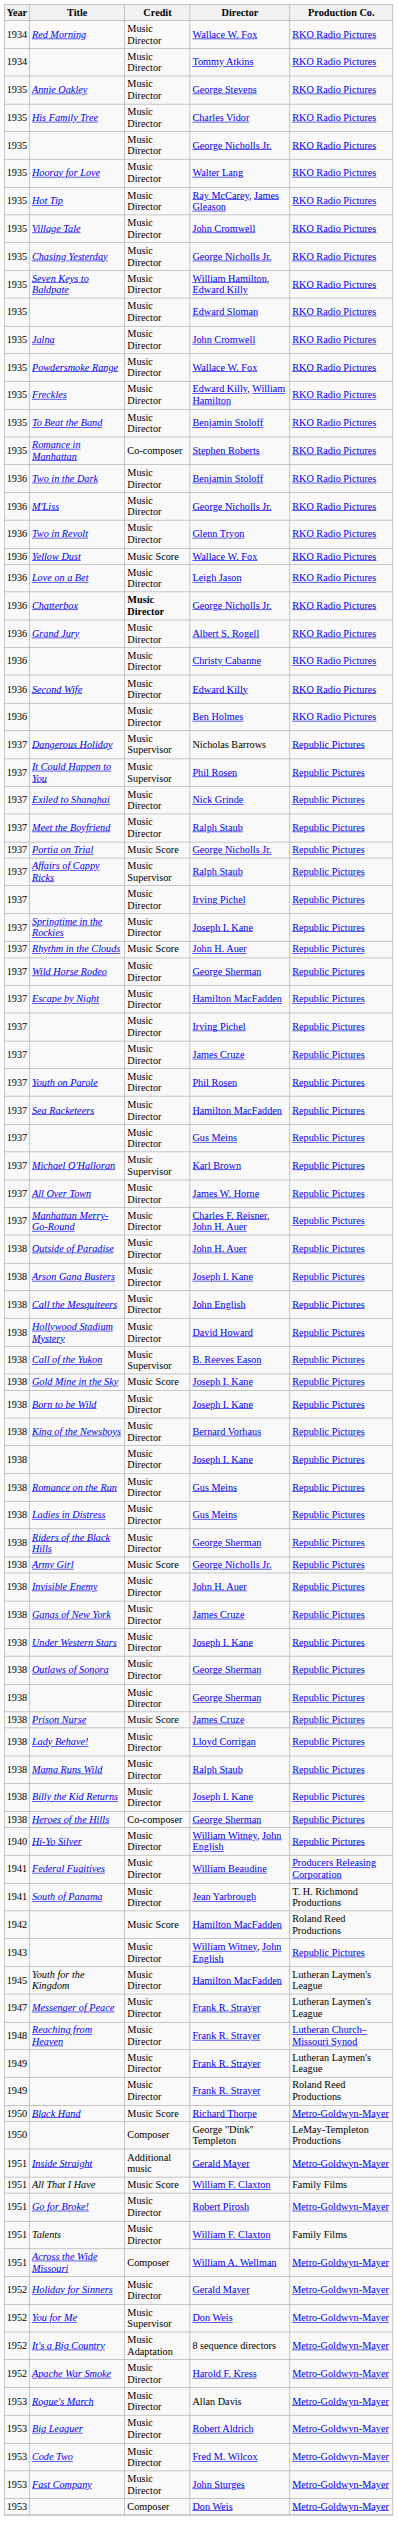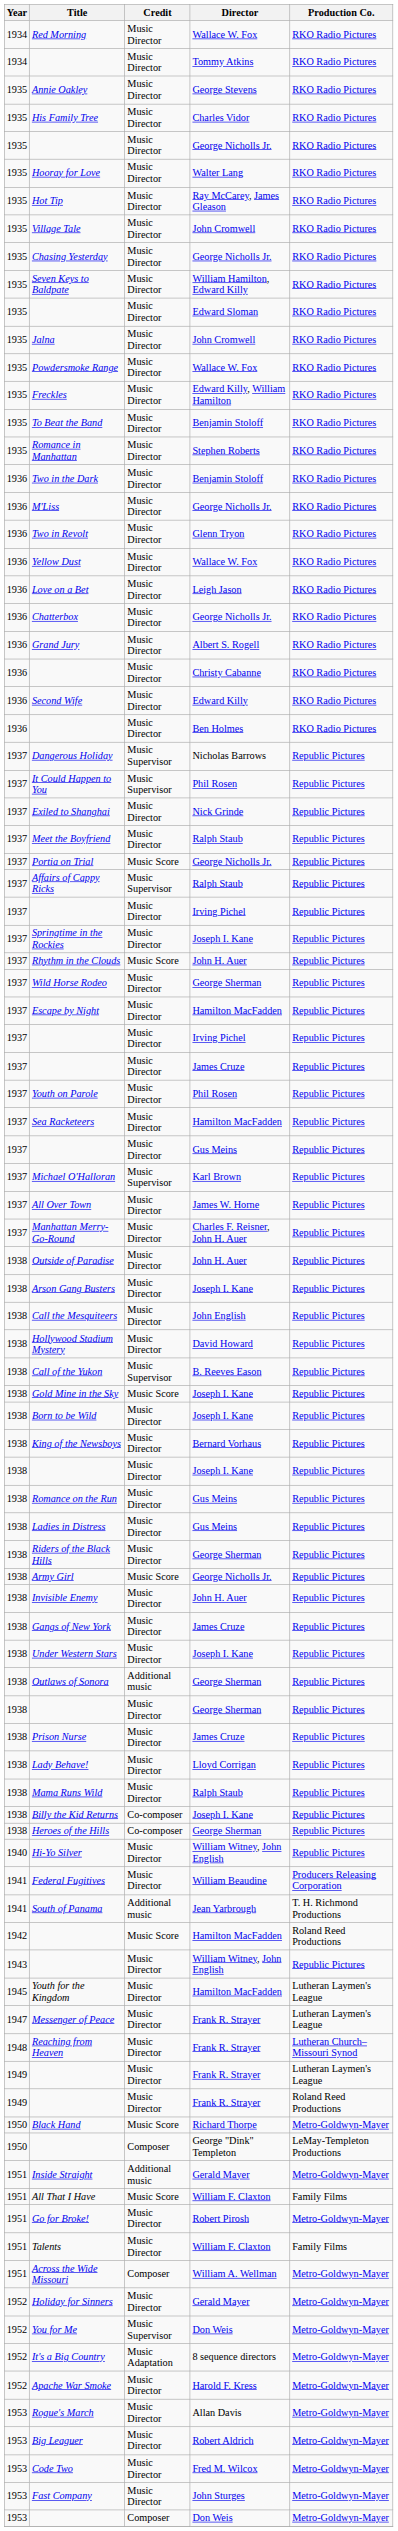(155, 451) Co-composer -> (144, 451) Music Director
(153, 556) Music Score -> (144, 562) Music Director
(146, 606) bold -> (144, 617) normal
(144, 1670) Music Director -> (149, 1681) Additional music
(153, 1720) Music Score -> (144, 1737) Music Director
(144, 1797) Music Director -> (155, 1814) Co-composer
(144, 1897) Music Director -> (149, 1908) Additional music
